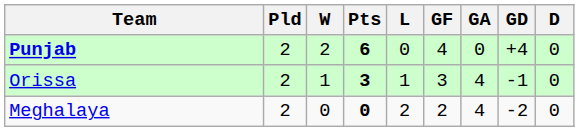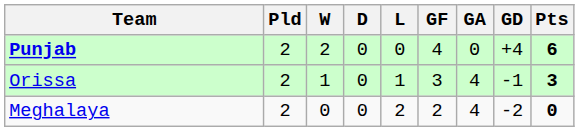columns swapped: (554, 20) <-> (365, 20)
